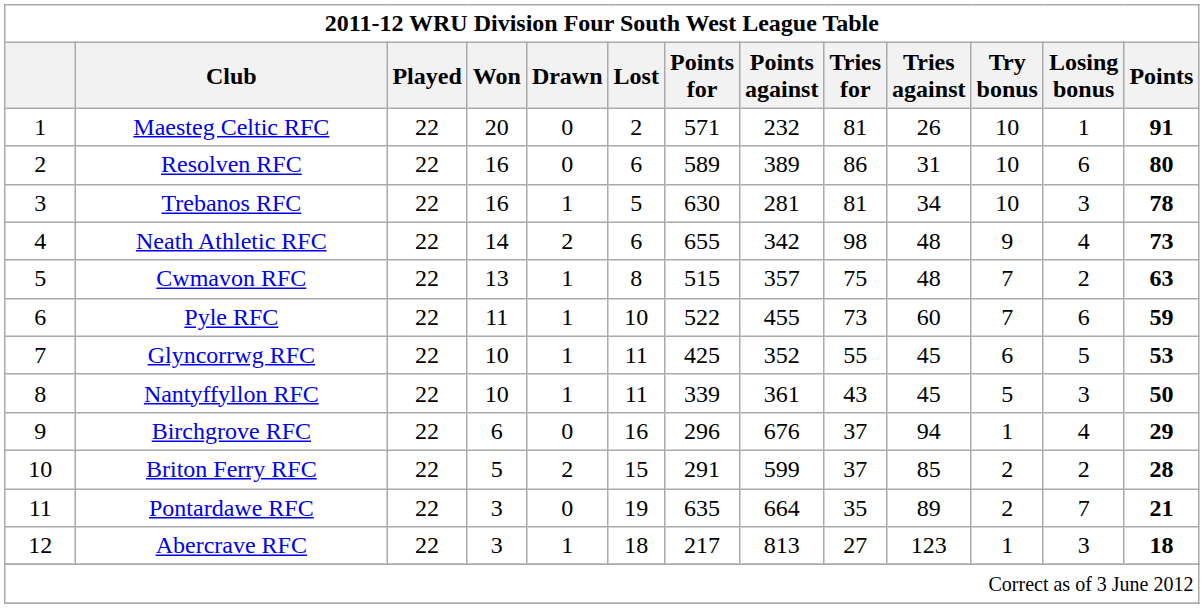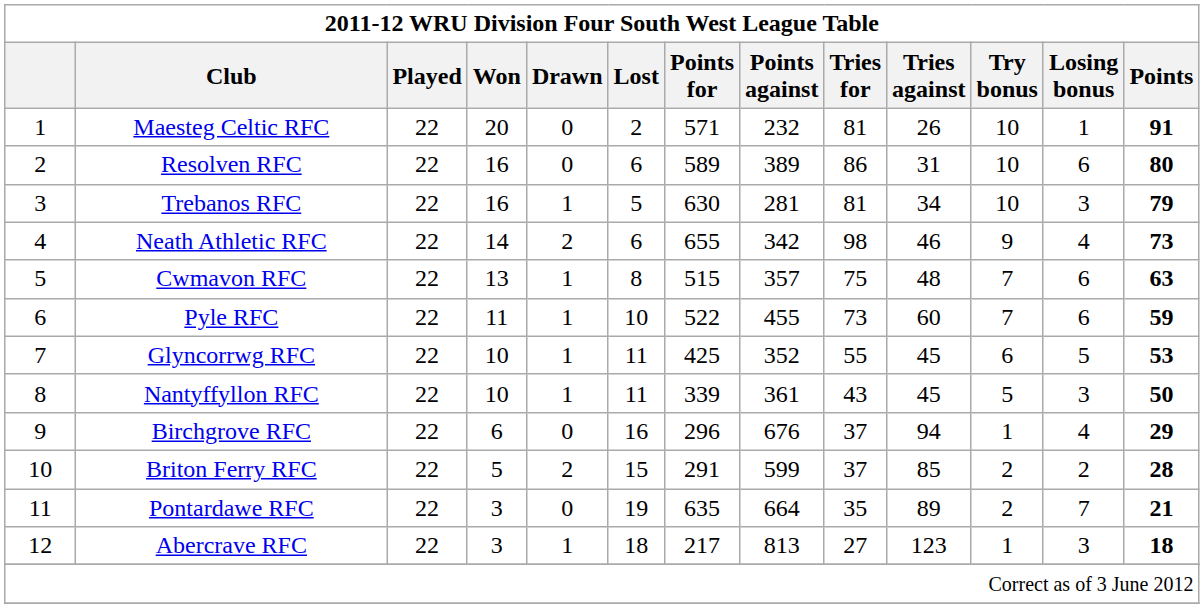(1161, 202) 78 -> (1161, 202) 79
(929, 240) 48 -> (929, 240) 46
(1084, 278) 2 -> (1084, 278) 6
